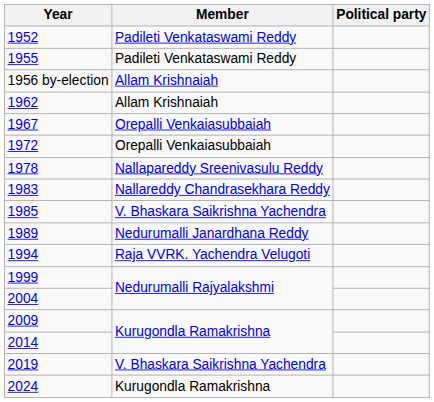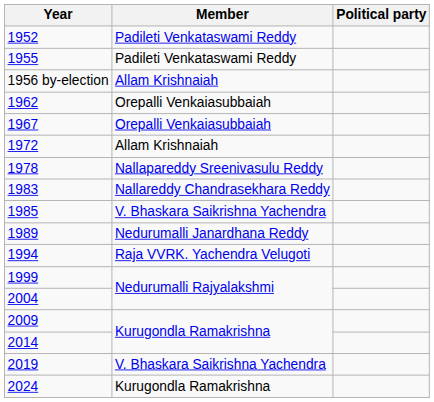(167, 102) Allam Krishnaiah -> (193, 102) Orepalli Venkaiasubbaiah
(193, 146) Orepalli Venkaiasubbaiah -> (167, 146) Allam Krishnaiah
